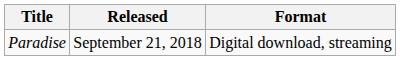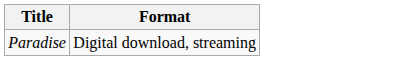- column: (138, 17)
